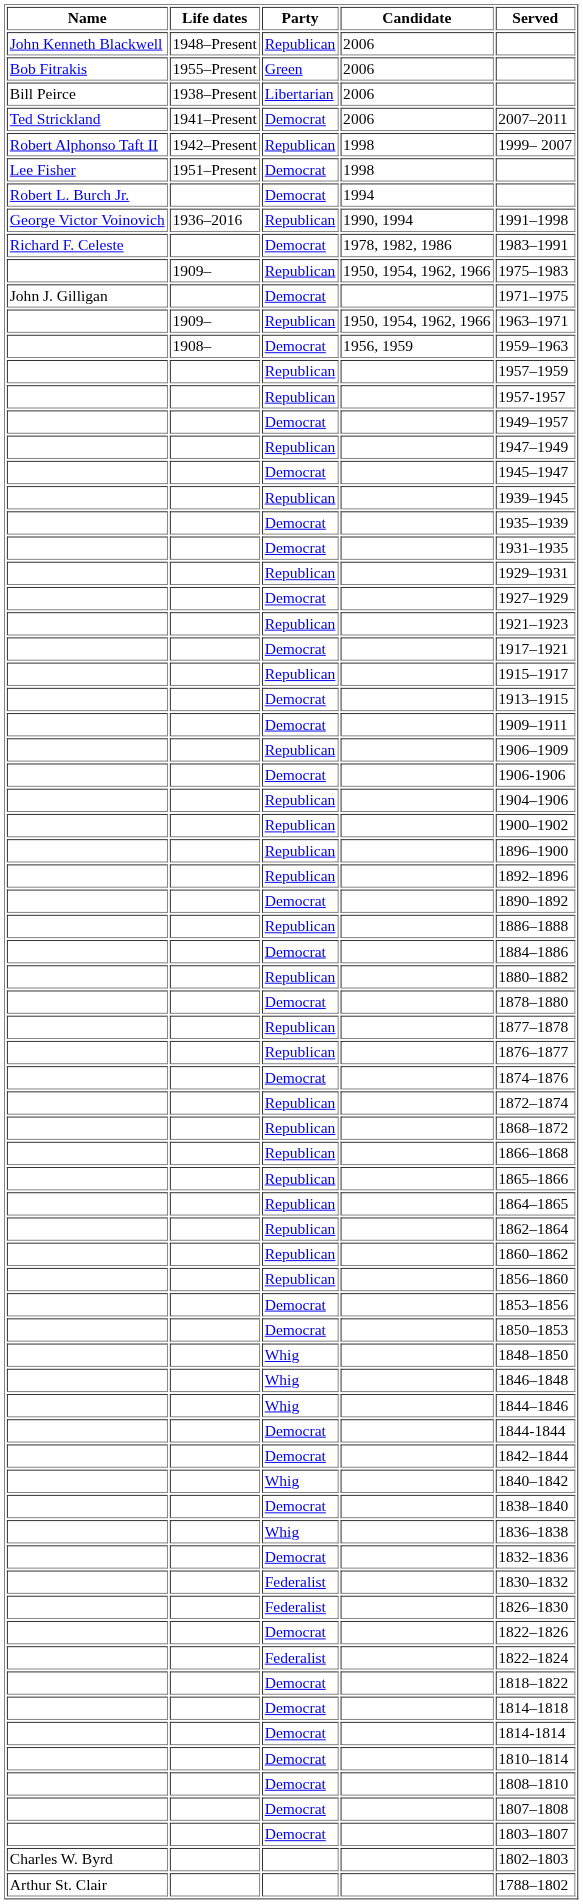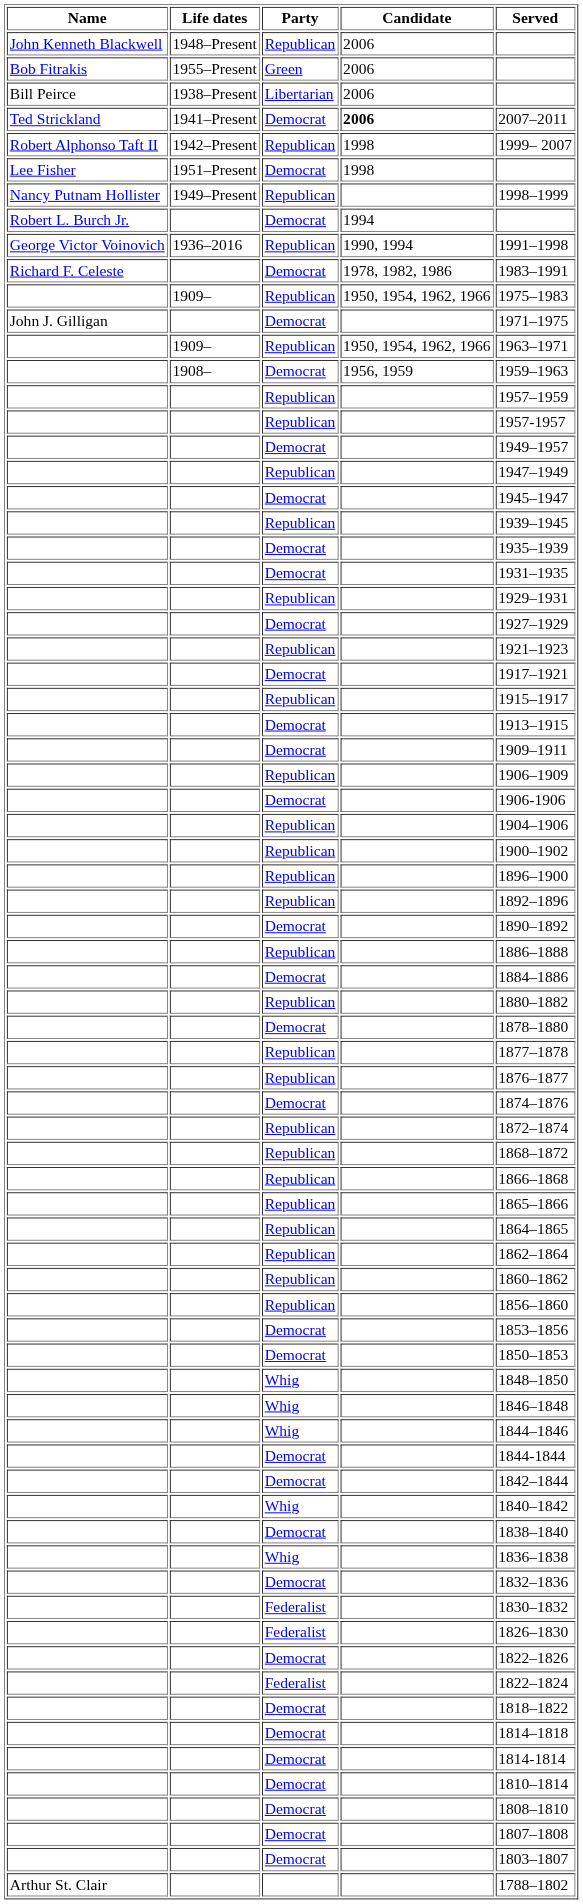(359, 119) normal -> (359, 119) bold
+ row: (85, 195)
- row: (61, 1859)
